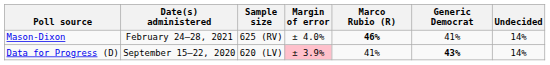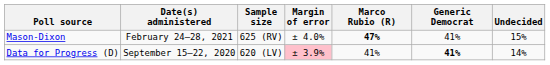(372, 37) 46% -> (372, 37) 47%
(519, 37) 14% -> (519, 37) 15%
(452, 52) 43% -> (452, 52) 41%
